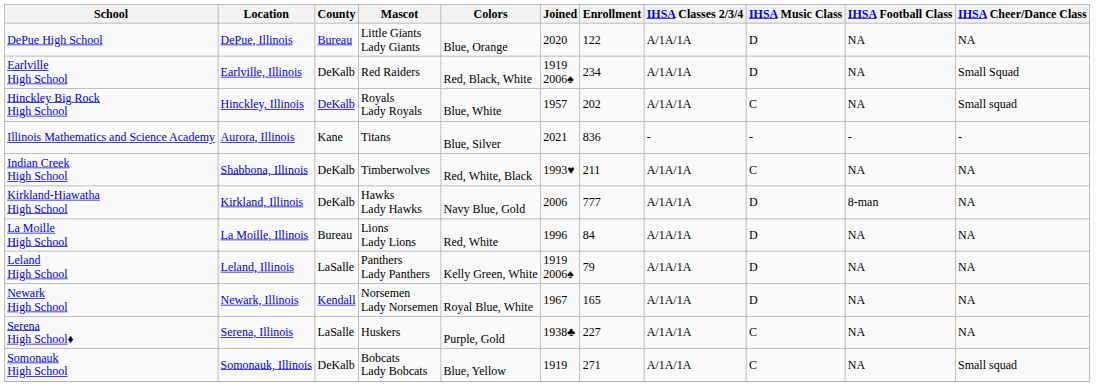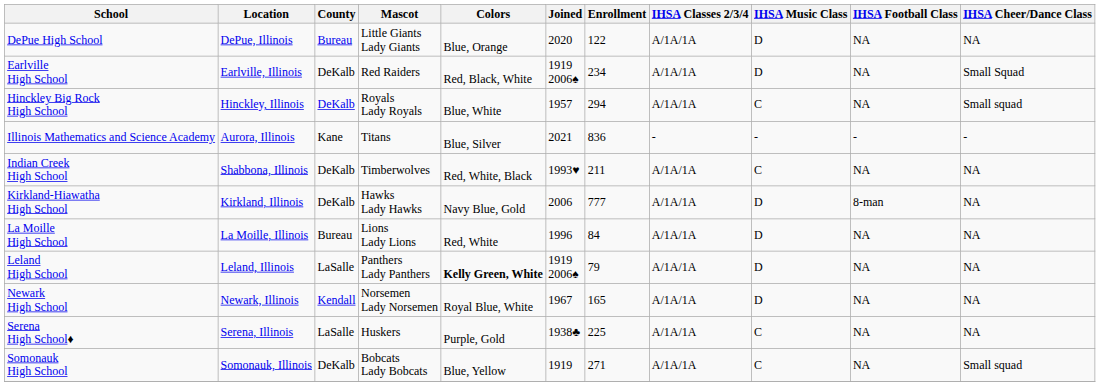(592, 104) 202 -> (597, 104) 294
(491, 274) normal -> (493, 274) bold
(592, 332) 227 -> (597, 332) 225
